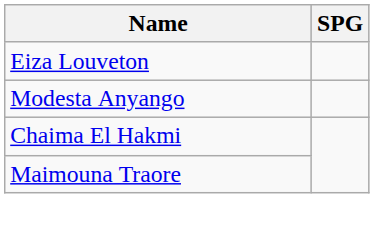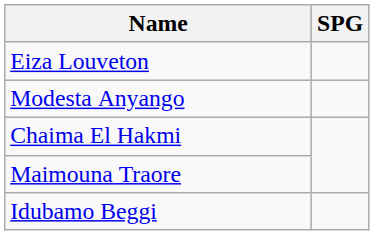+ row: (84, 211)
